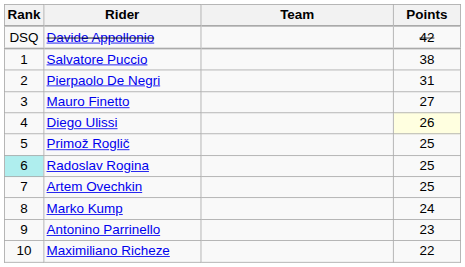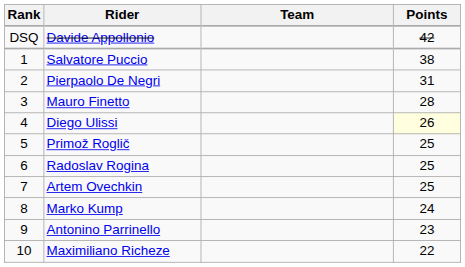(427, 102) 27 -> (427, 102) 28
(24, 166) paleturquoise background -> (24, 166) no background
